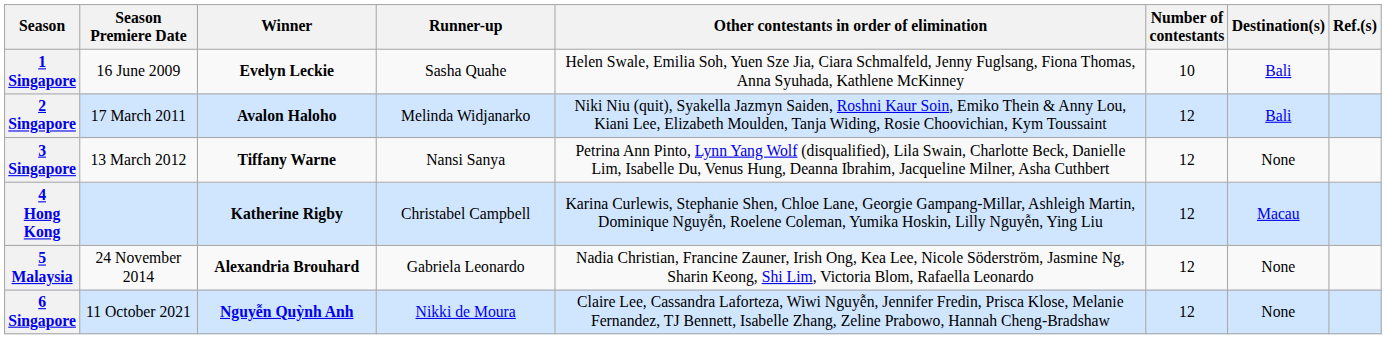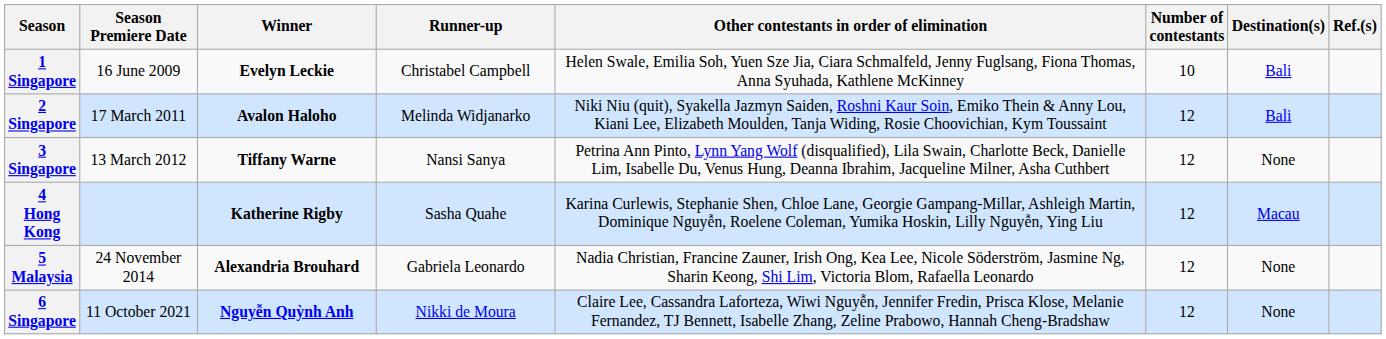(466, 71) Sasha Quahe -> (466, 71) Christabel Campbell
(466, 214) Christabel Campbell -> (466, 214) Sasha Quahe
